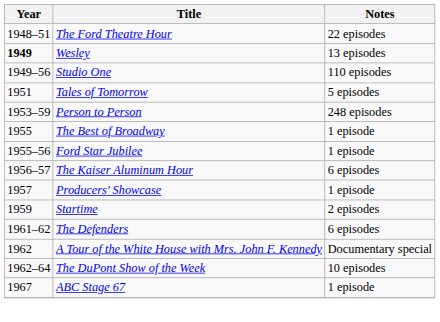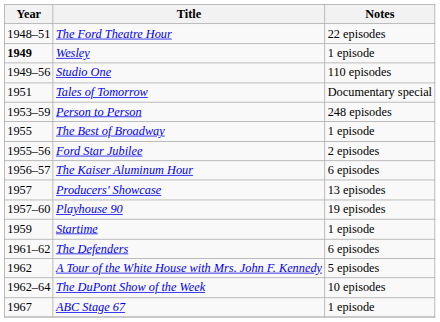(357, 53) 13 episodes -> (351, 53) 1 episode
(354, 92) 5 episodes -> (380, 92) Documentary special
(351, 151) 1 episode -> (354, 151) 2 episodes
(351, 190) 1 episode -> (357, 190) 13 episodes
+ row: (89, 209)
(354, 209) 2 episodes -> (351, 229) 1 episode
(380, 248) Documentary special -> (354, 268) 5 episodes
